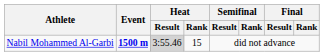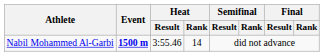(167, 43) lightgrey background -> (167, 43) no background
(197, 43) 15 -> (197, 43) 14
